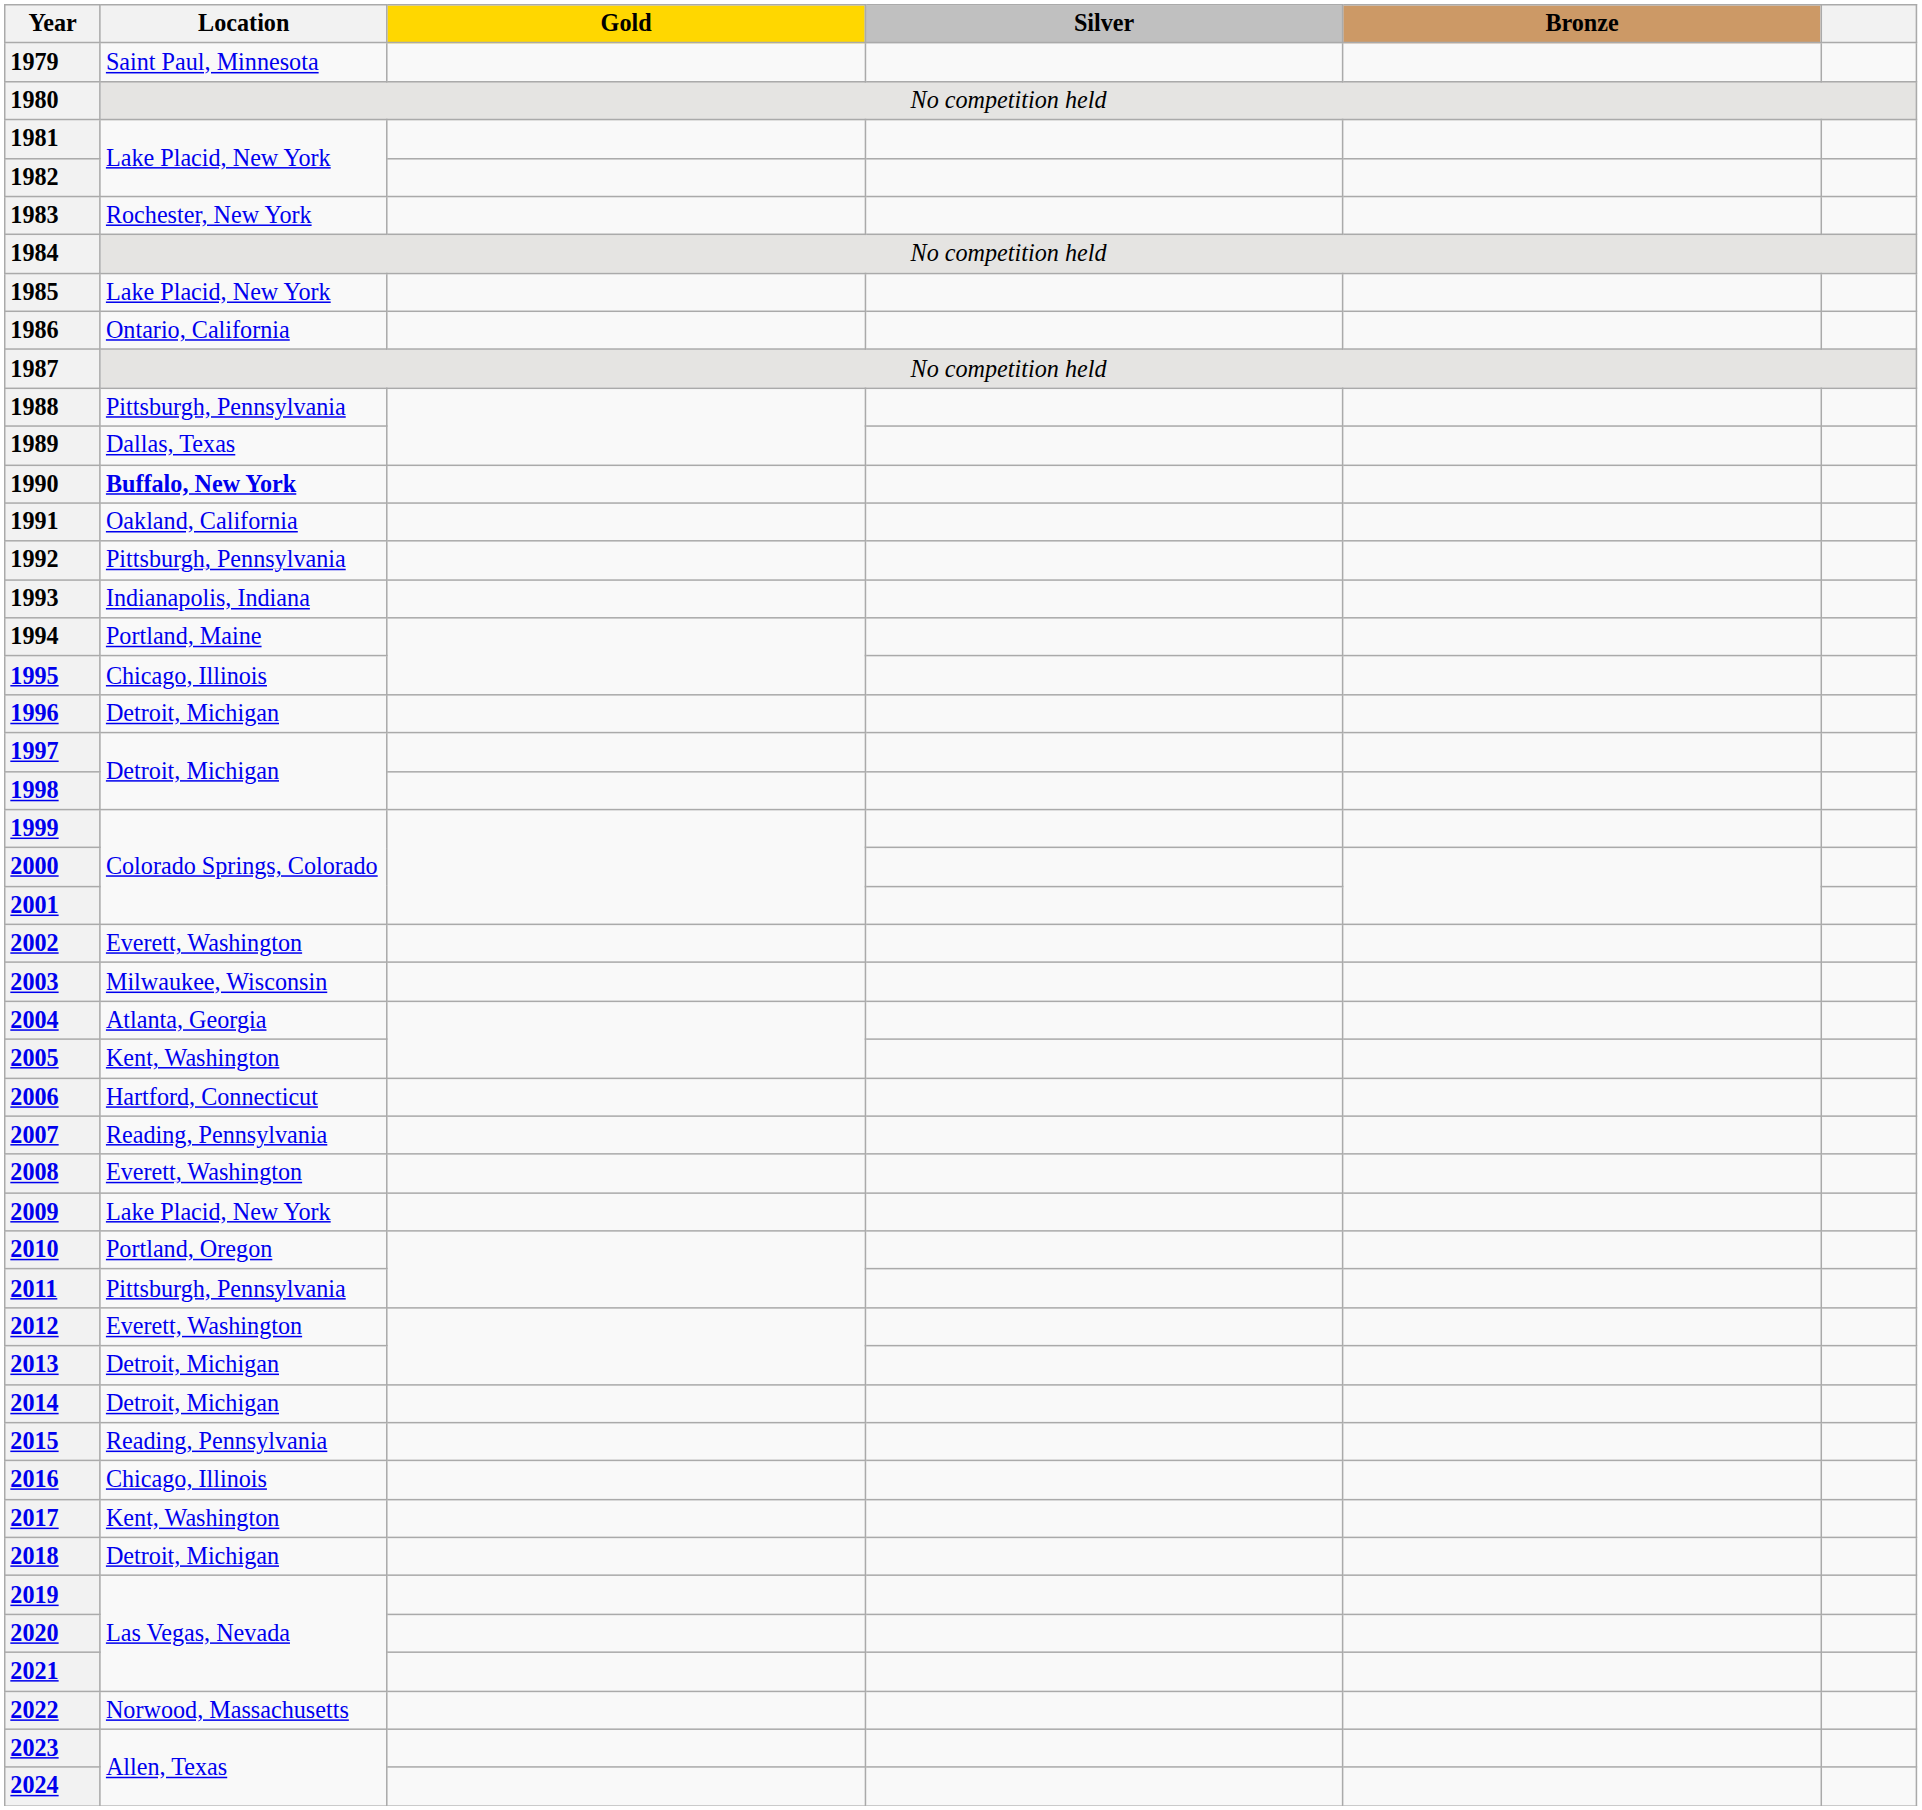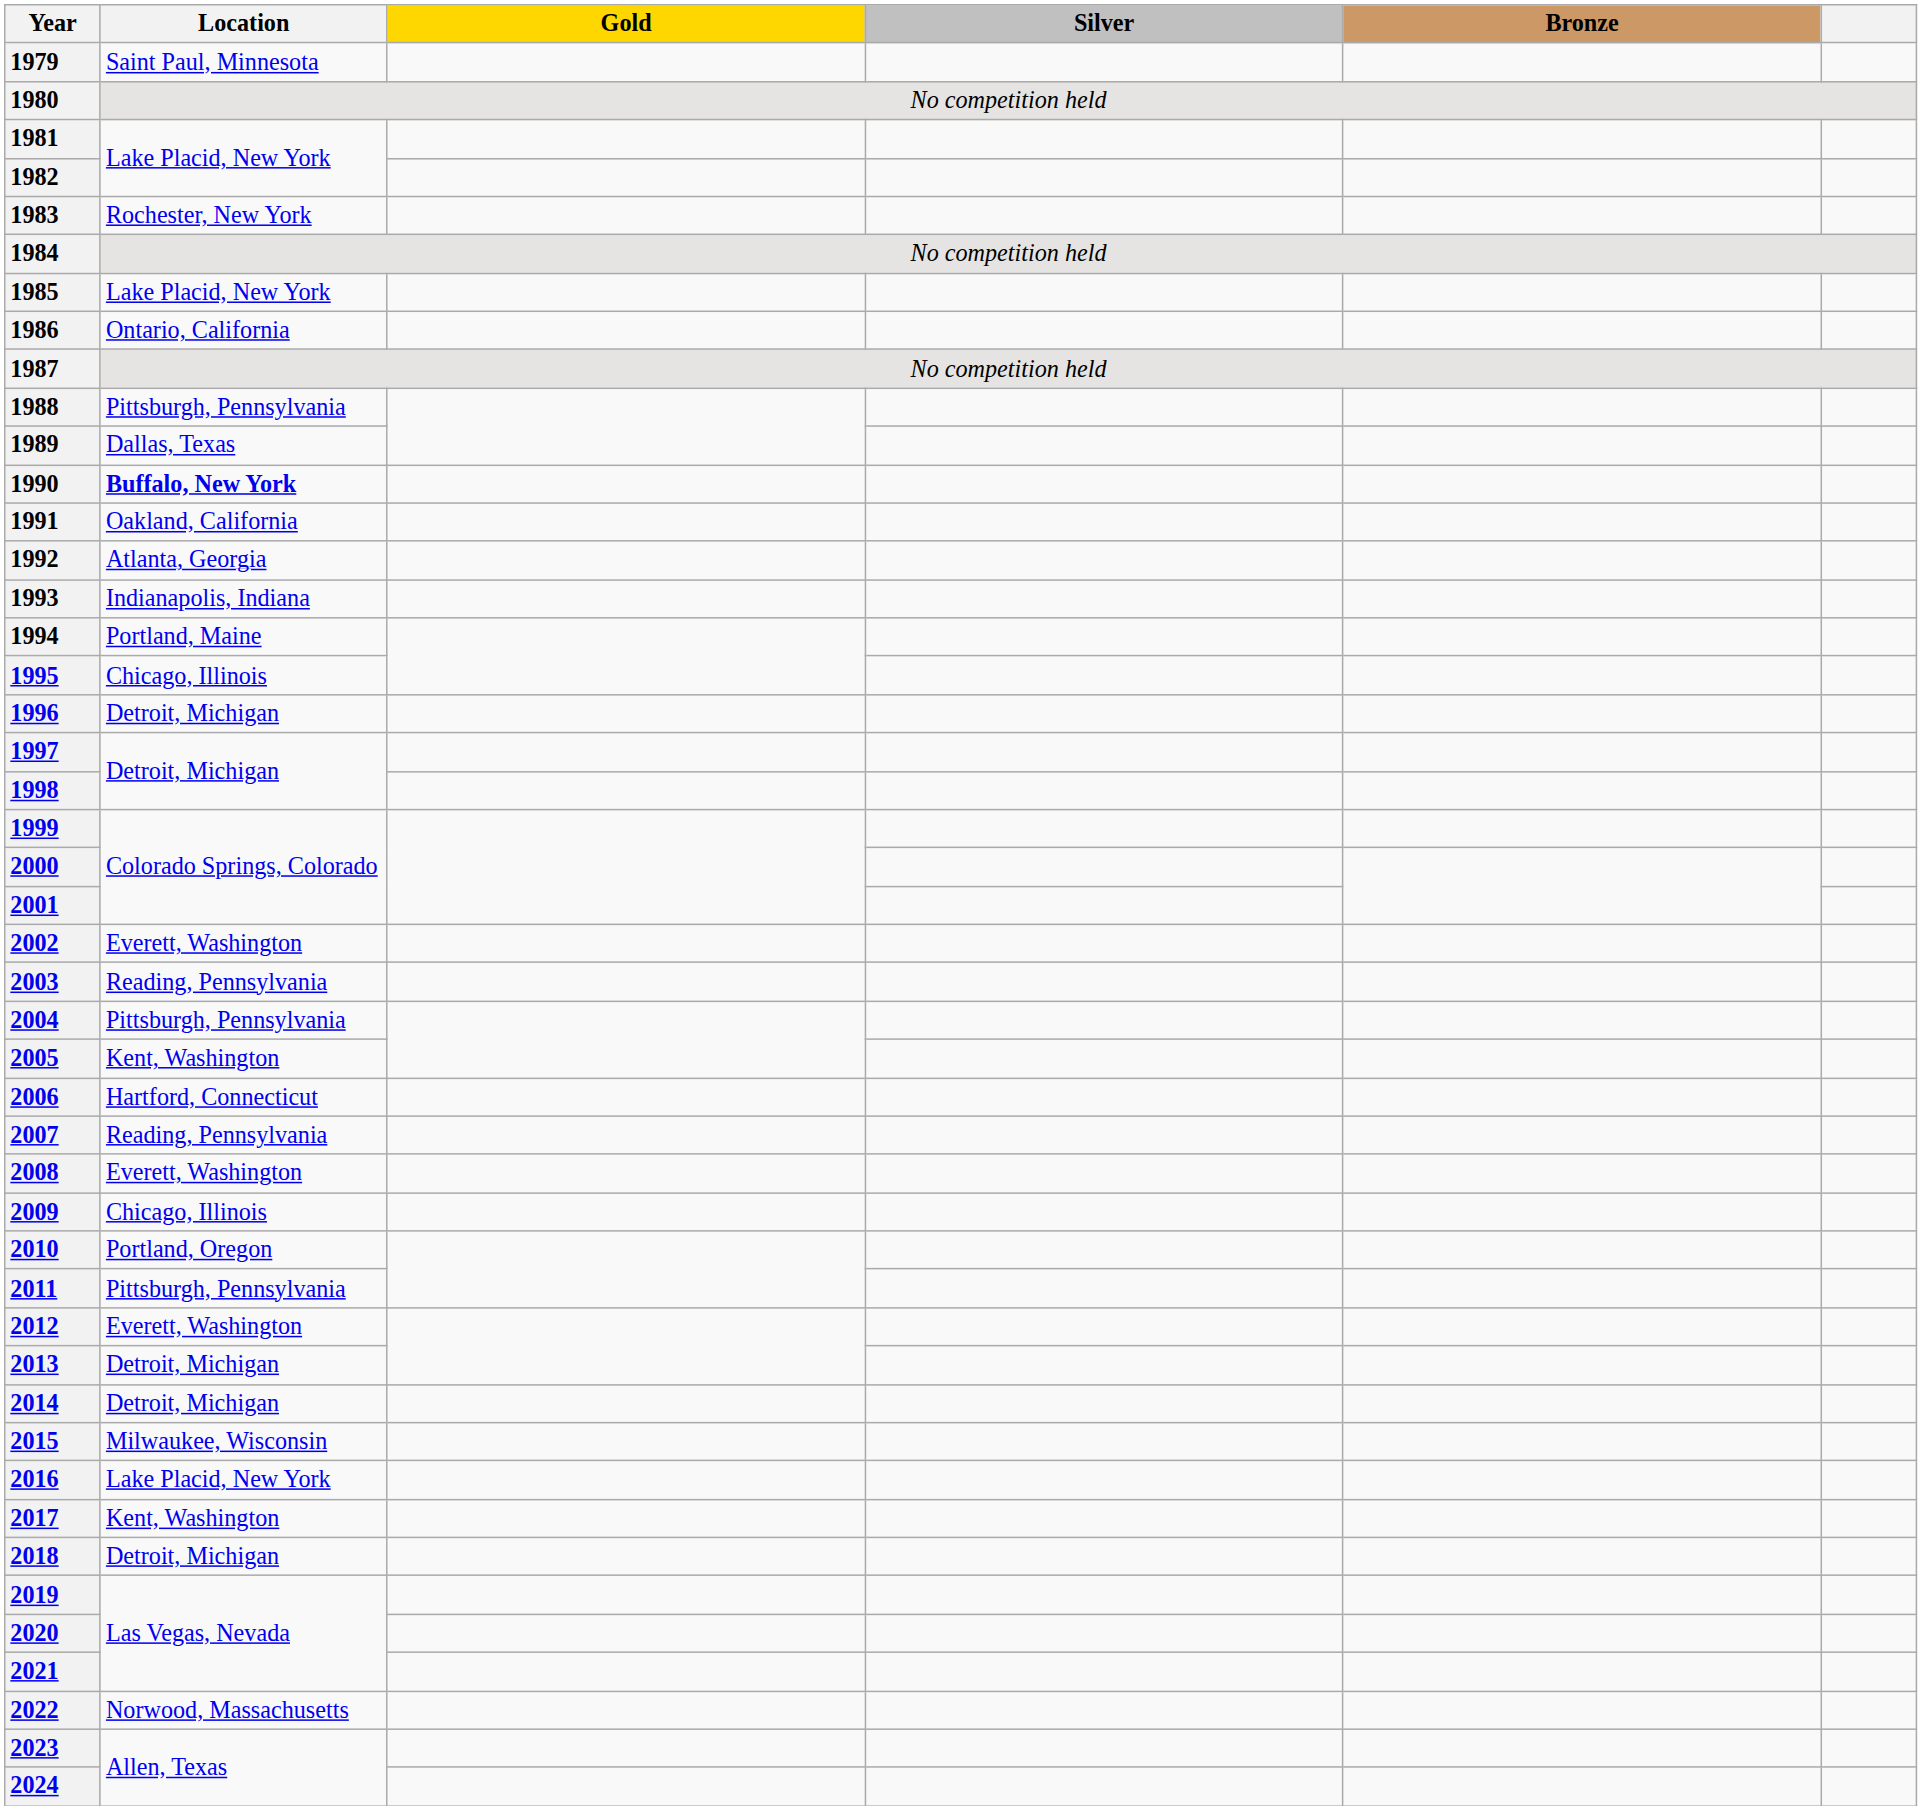(226, 560) Pittsburgh, Pennsylvania -> (186, 560) Atlanta, Georgia
(217, 981) Milwaukee, Wisconsin -> (217, 981) Reading, Pennsylvania
(186, 1019) Atlanta, Georgia -> (226, 1019) Pittsburgh, Pennsylvania
(218, 1211) Lake Placid, New York -> (186, 1211) Chicago, Illinois
(217, 1441) Reading, Pennsylvania -> (217, 1441) Milwaukee, Wisconsin
(186, 1479) Chicago, Illinois -> (218, 1479) Lake Placid, New York
